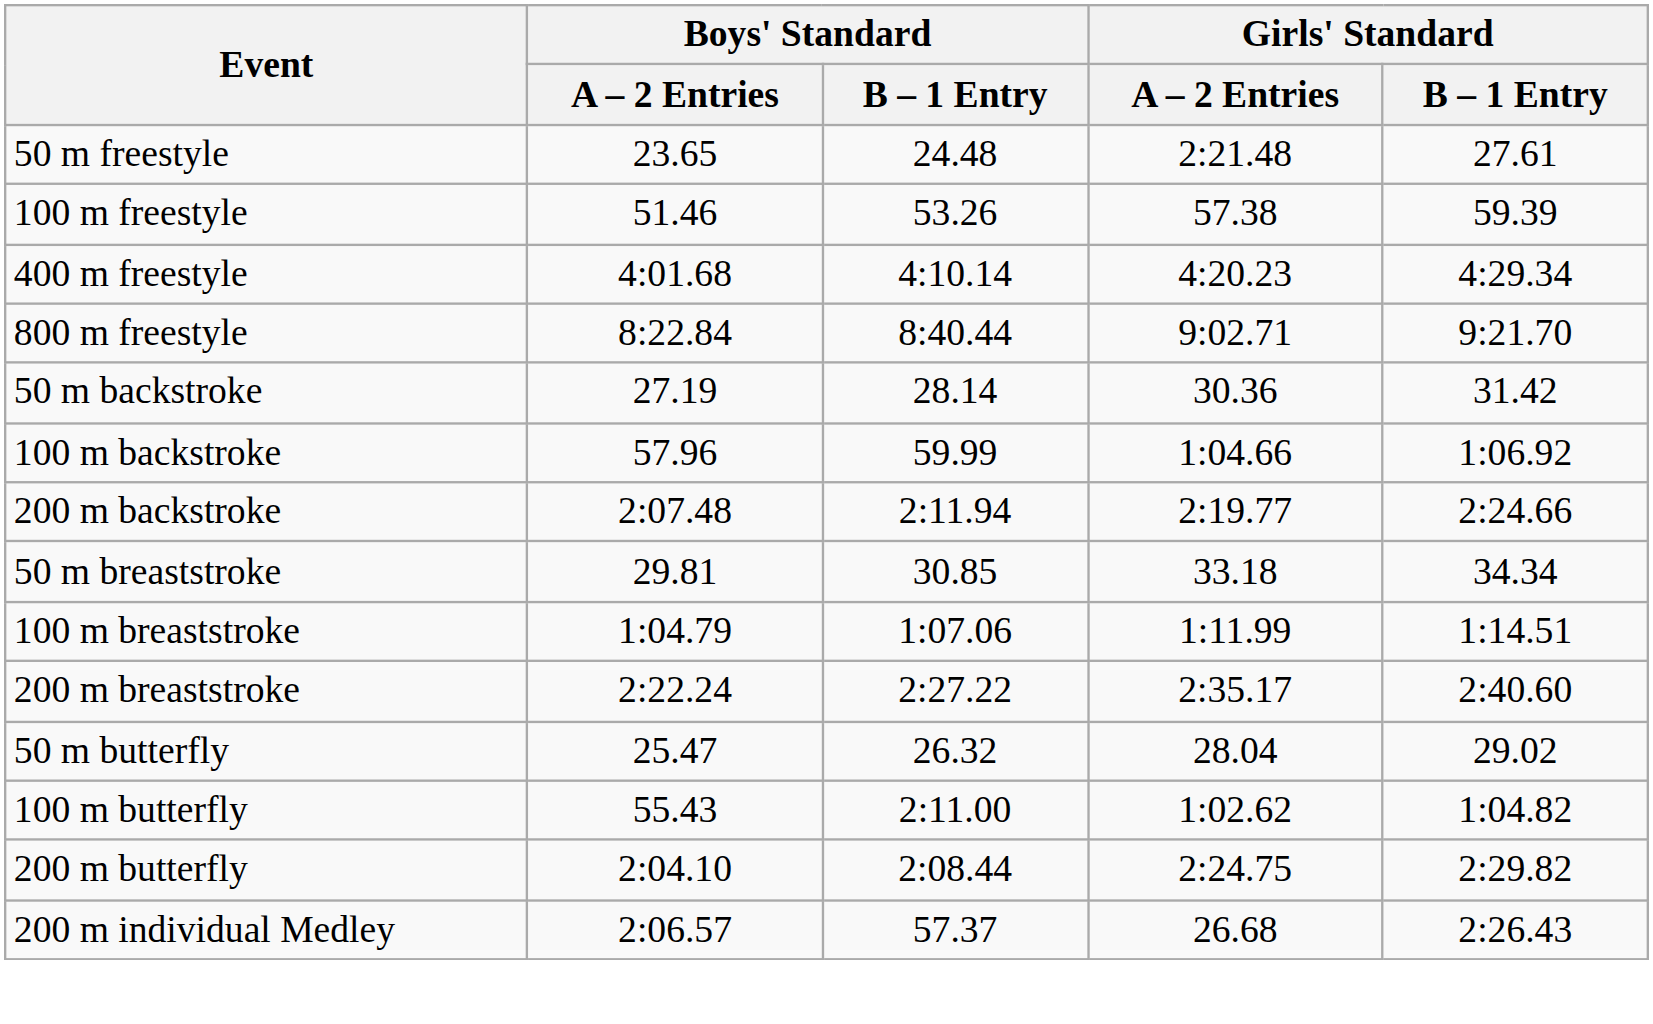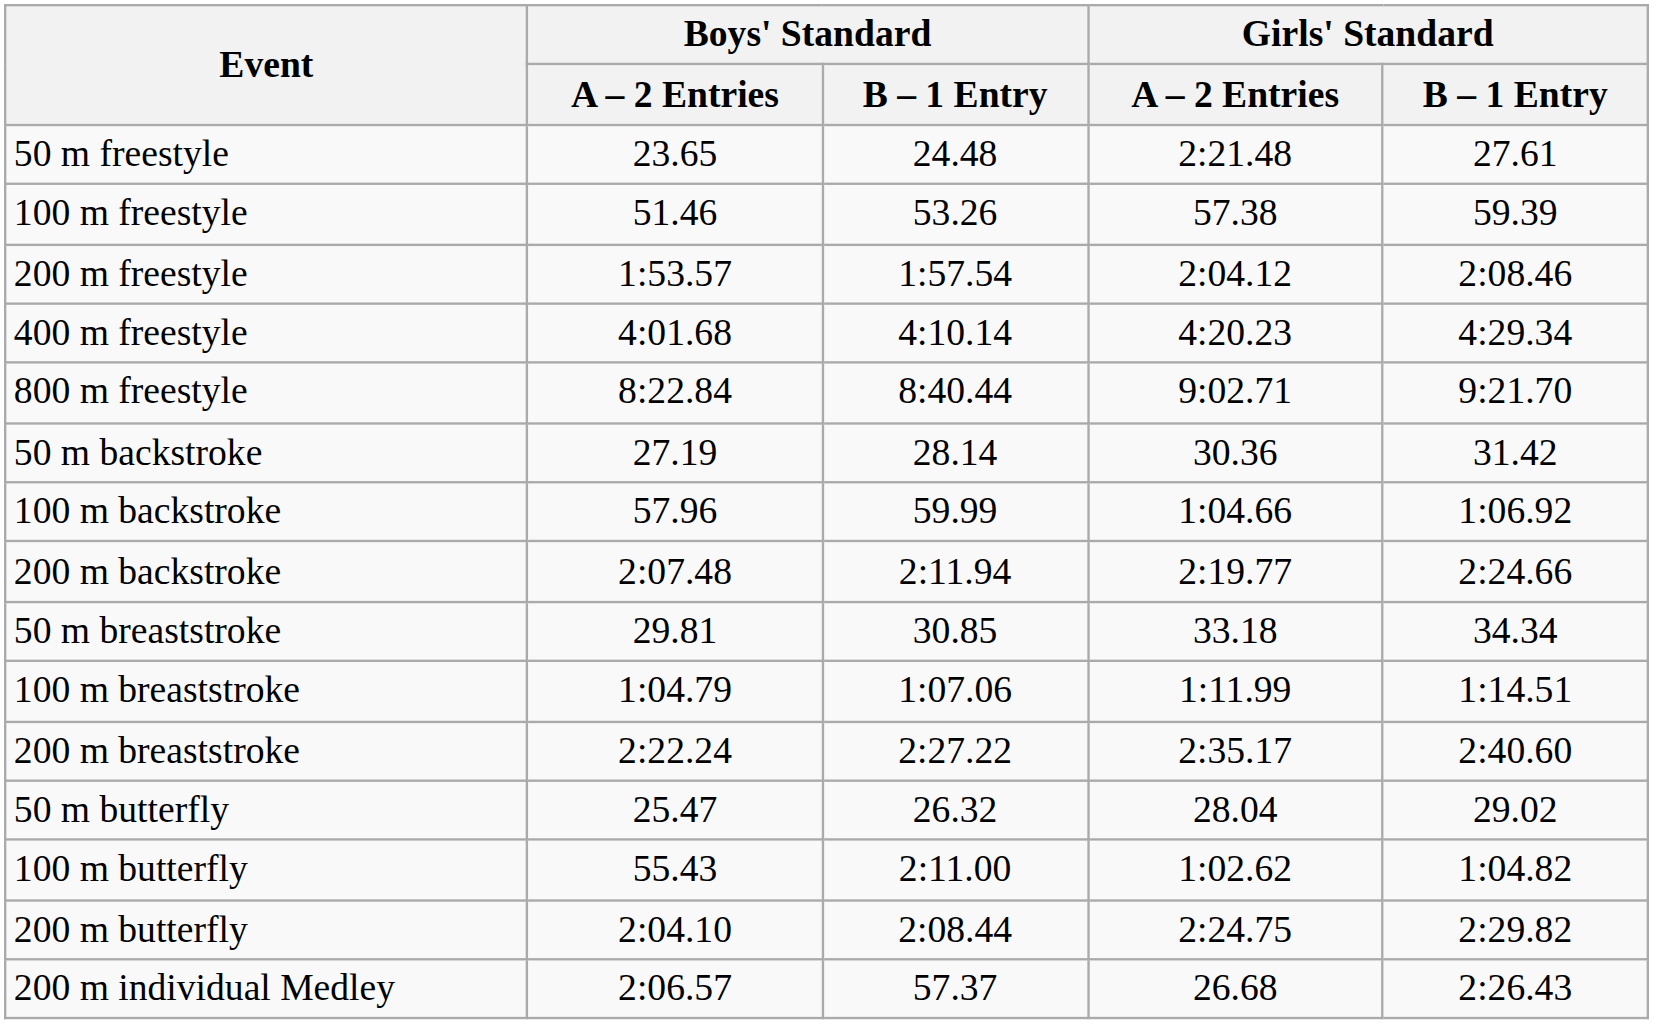+ row: (131, 272)
